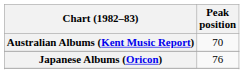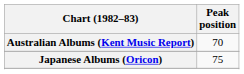(218, 59) 76 -> (218, 59) 75
